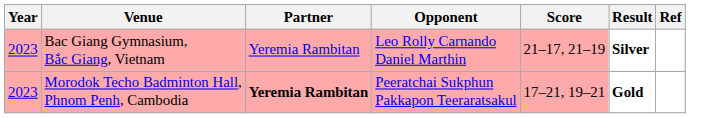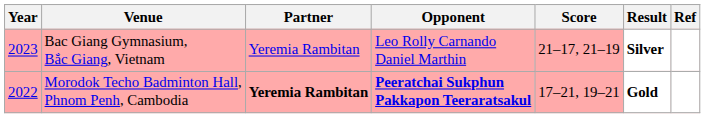(23, 92) 2023 -> (23, 92) 2022
(446, 92) normal -> (453, 92) bold
